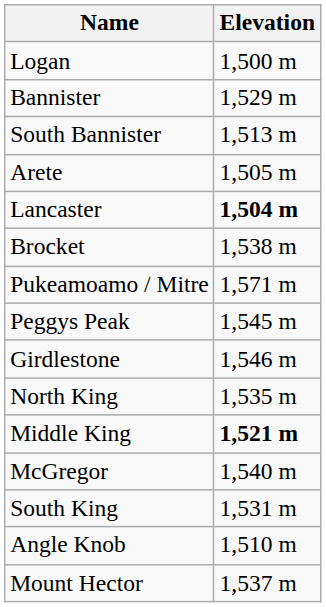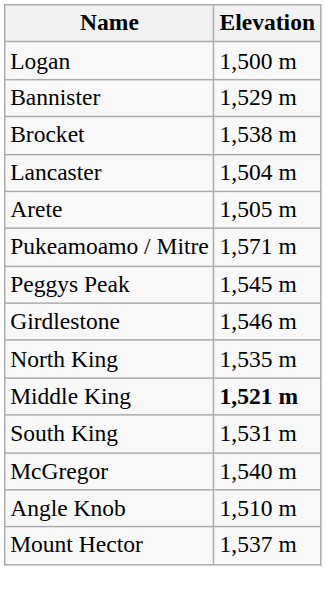- row: (86, 135)
rows swapped: (36, 172) <-> (47, 246)
(259, 209) bold -> (258, 172) normal
rows swapped: (64, 508) <-> (59, 470)
